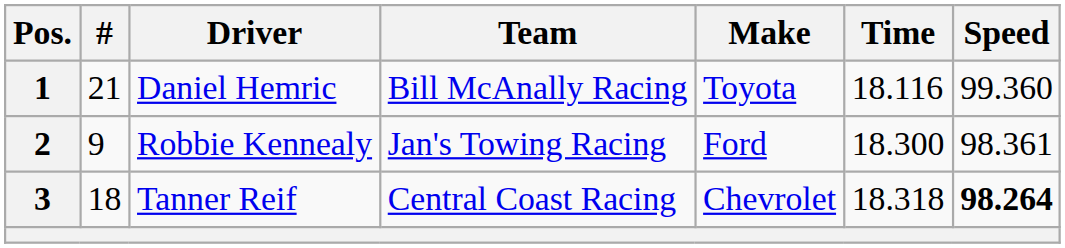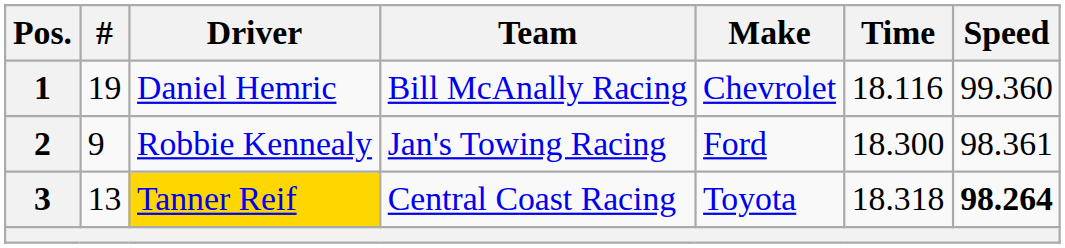(104, 88) 21 -> (104, 88) 19
(750, 88) Toyota -> (770, 88) Chevrolet
(104, 199) 18 -> (104, 199) 13
(217, 199) no background -> (217, 199) gold background
(770, 199) Chevrolet -> (750, 199) Toyota
